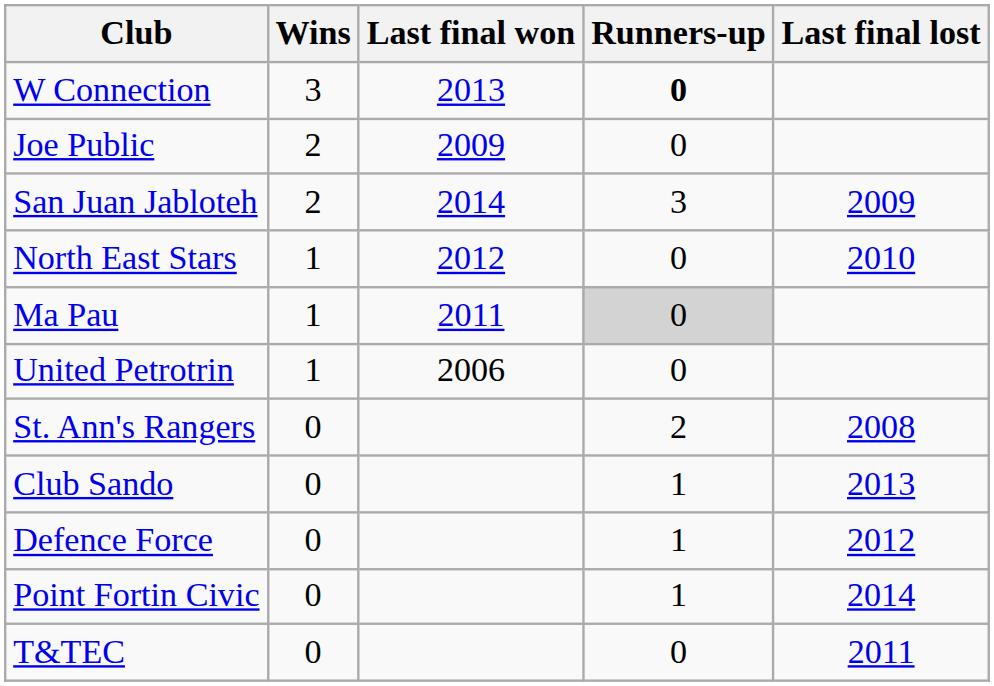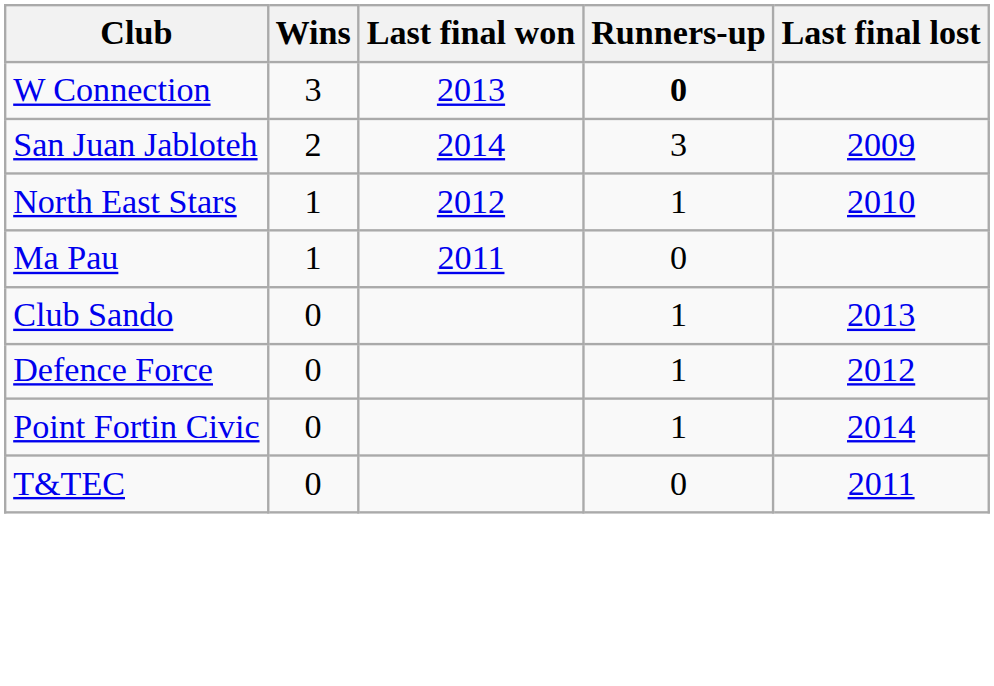- row: (84, 145)
(678, 258) 0 -> (678, 201) 1
(678, 314) lightgrey background -> (678, 258) no background
- row: (124, 370)
- row: (134, 427)
